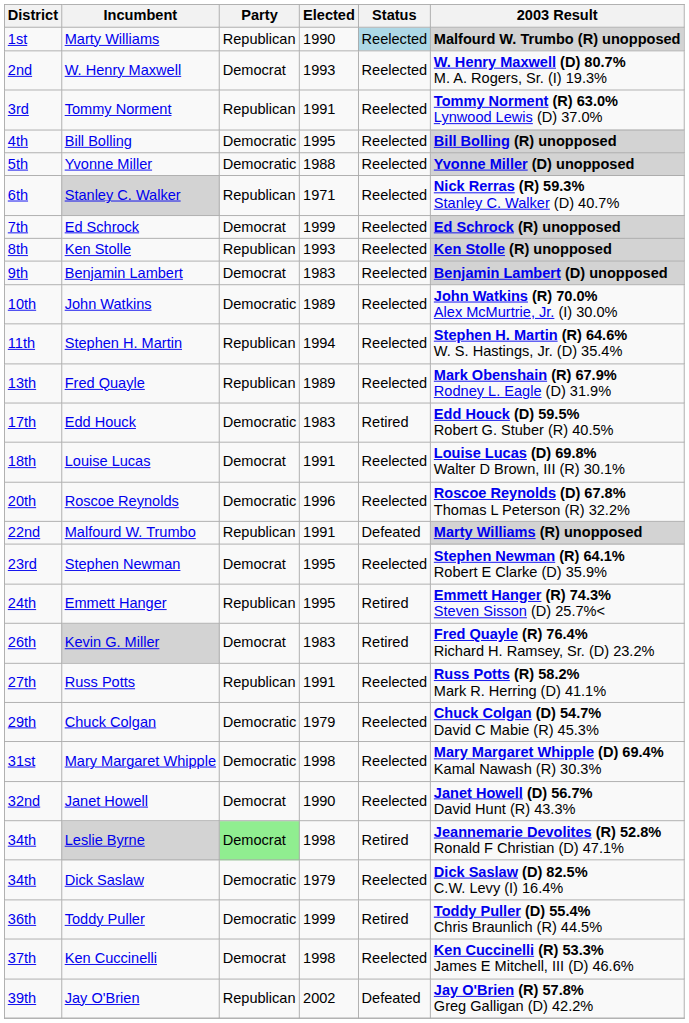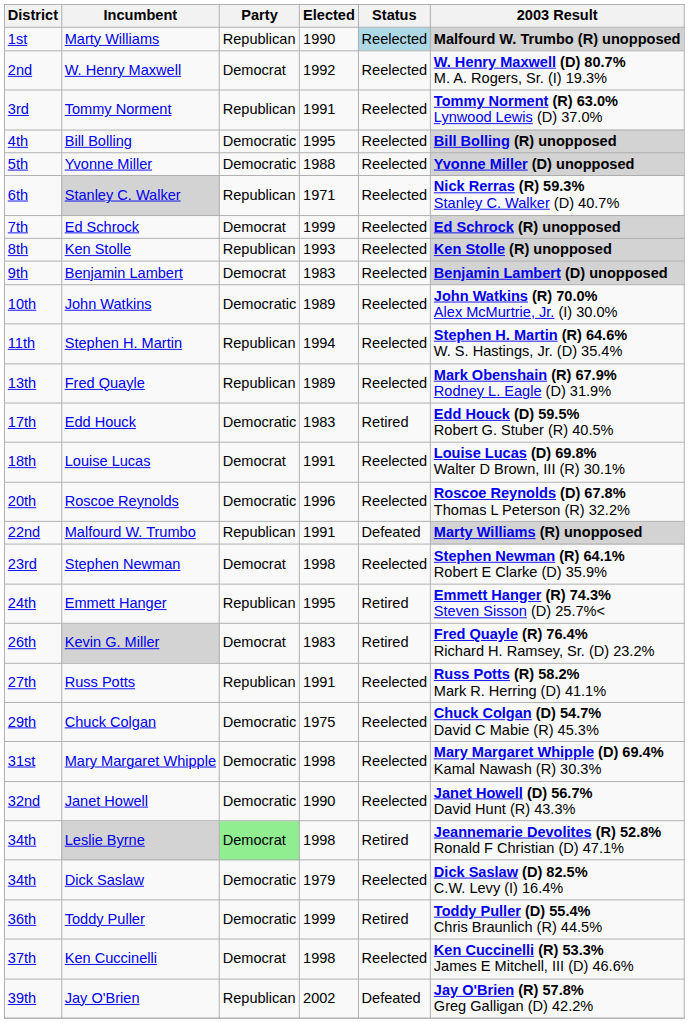(319, 70) 1993 -> (319, 70) 1992
(319, 564) 1995 -> (319, 564) 1998
(319, 722) 1979 -> (319, 722) 1975
(254, 801) Democrat -> (260, 801) Democratic
